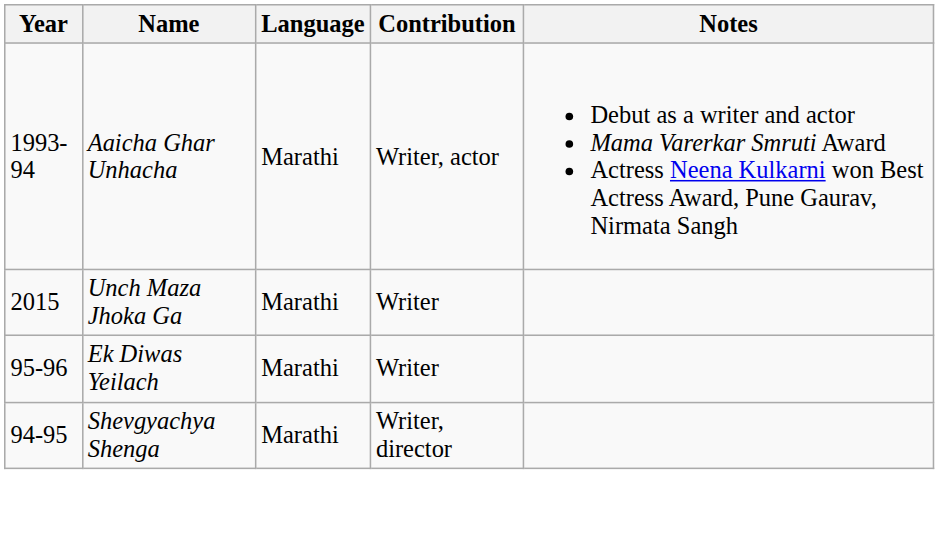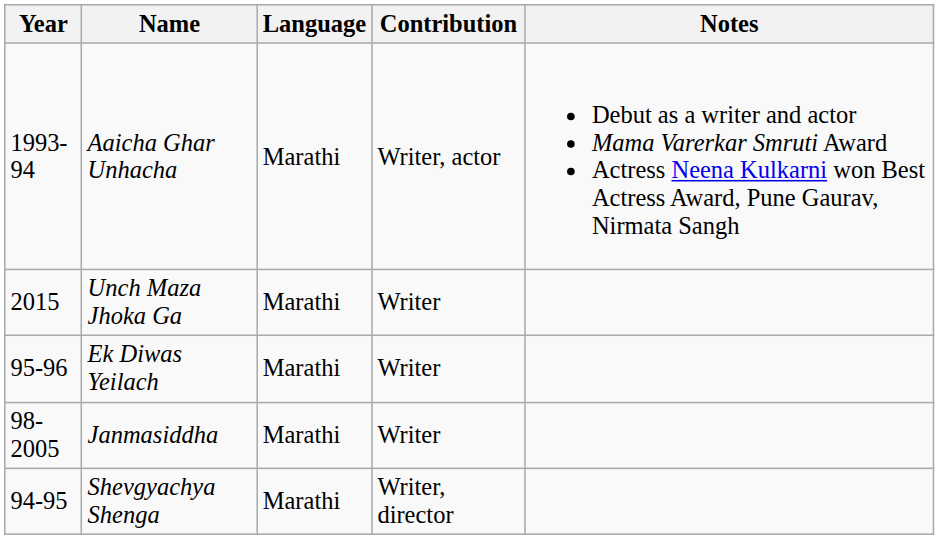+ row: (153, 434)
